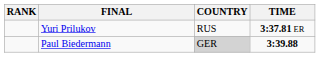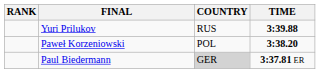(282, 28) 3:37.81 ER -> (282, 28) 3:39.88
+ row: (83, 44)
(282, 44) 3:39.88 -> (282, 60) 3:37.81 ER
